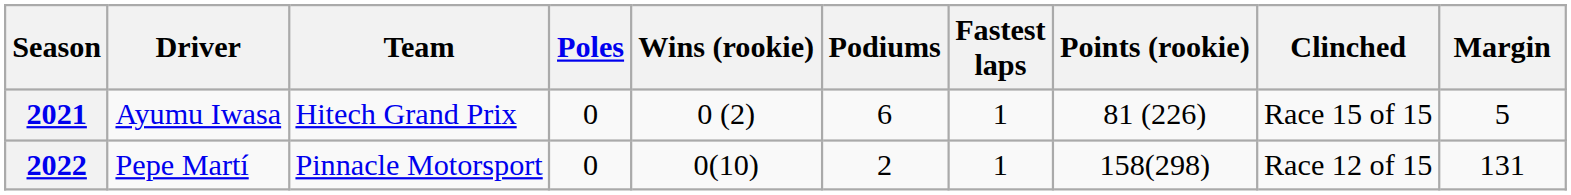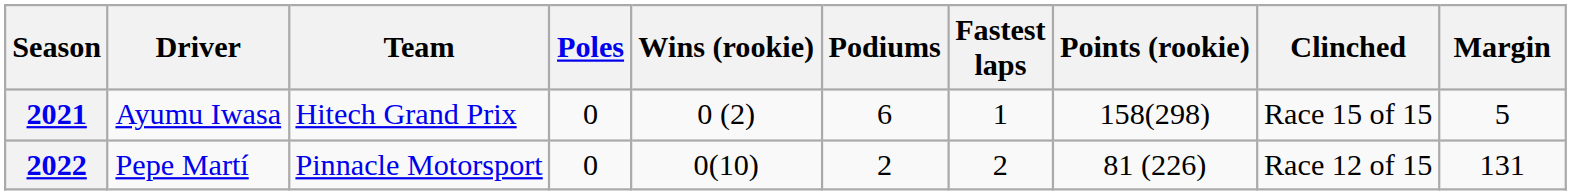(1155, 114) 81 (226) -> (1155, 114) 158(298)
(1000, 164) 1 -> (1000, 164) 2
(1155, 164) 158(298) -> (1155, 164) 81 (226)
